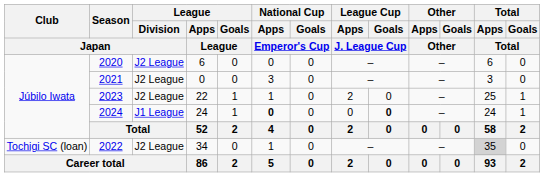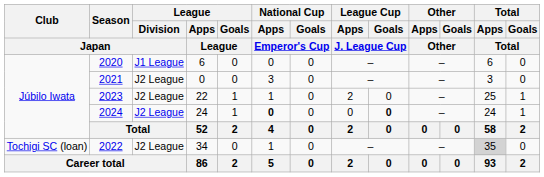(159, 63) J2 League -> (159, 63) J1 League
(159, 113) J1 League -> (159, 113) J2 League
